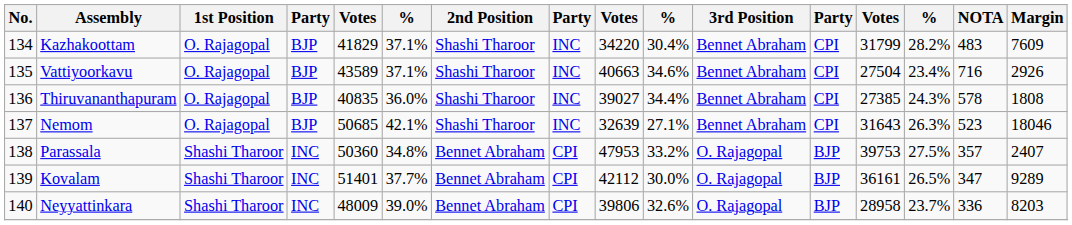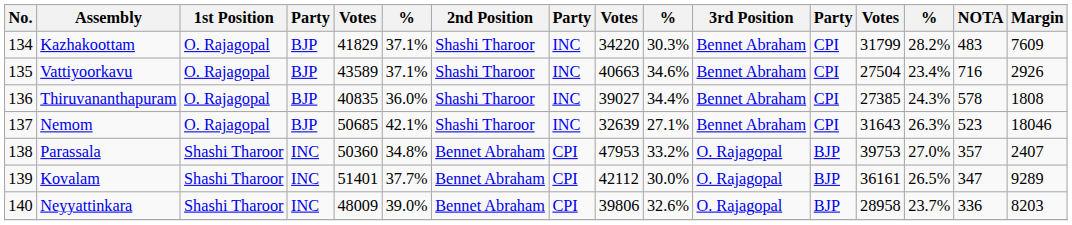(668, 44) 30.4% -> (668, 44) 30.3%
(929, 152) 27.5% -> (929, 152) 27.0%
